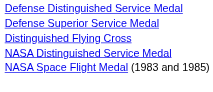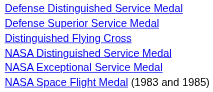+ row: (84, 68)
